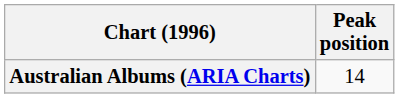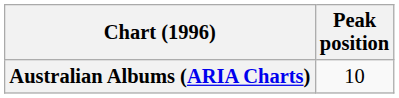(355, 76) 14 -> (355, 76) 10
